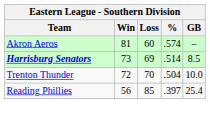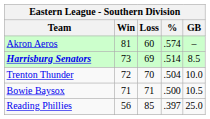+ row: (36, 91)
(194, 91) 25.4 -> (194, 106) 25.0
